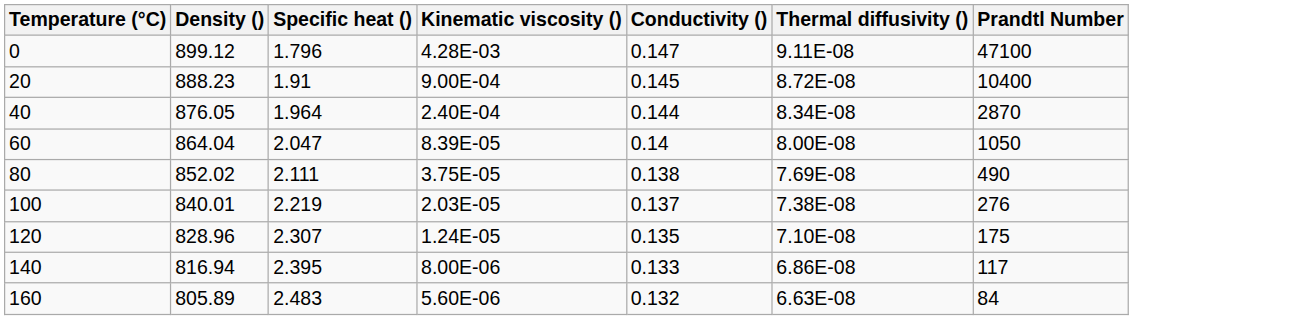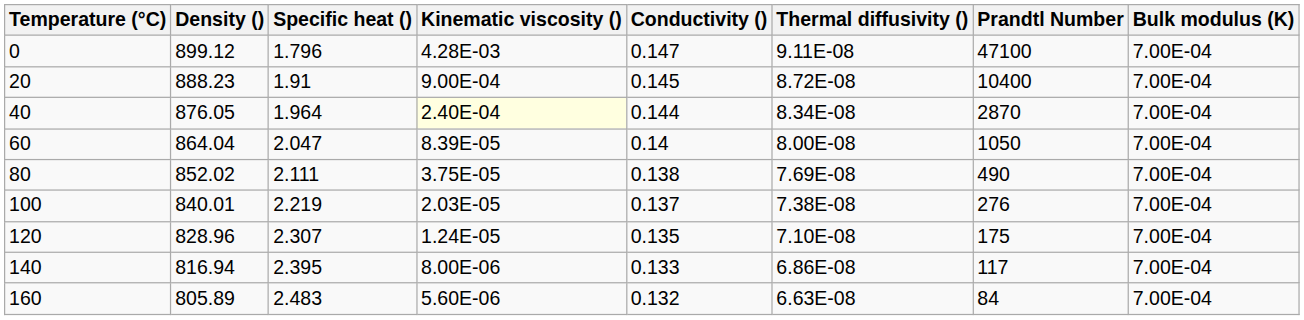+ column: (1214, 19)
(461, 112) no background -> (461, 112) lightyellow background
